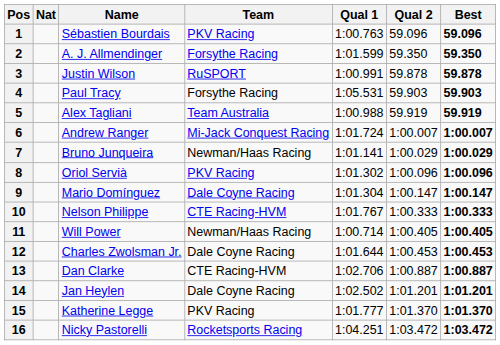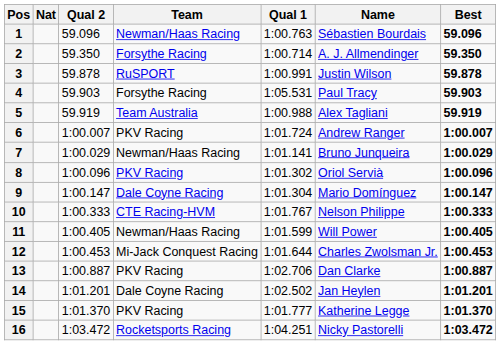columns swapped: (122, 14) <-> (414, 14)
(221, 34) PKV Racing -> (178, 34) Newman/Haas Racing
(359, 54) 1:01.599 -> (288, 54) 1:00.714
(258, 133) Mi-Jack Conquest Racing -> (150, 133) PKV Racing
(359, 232) 1:00.714 -> (288, 232) 1:01.599
(241, 251) Dale Coyne Racing -> (187, 251) Mi-Jack Conquest Racing
(237, 271) CTE Racing-HVM -> (150, 271) PKV Racing
